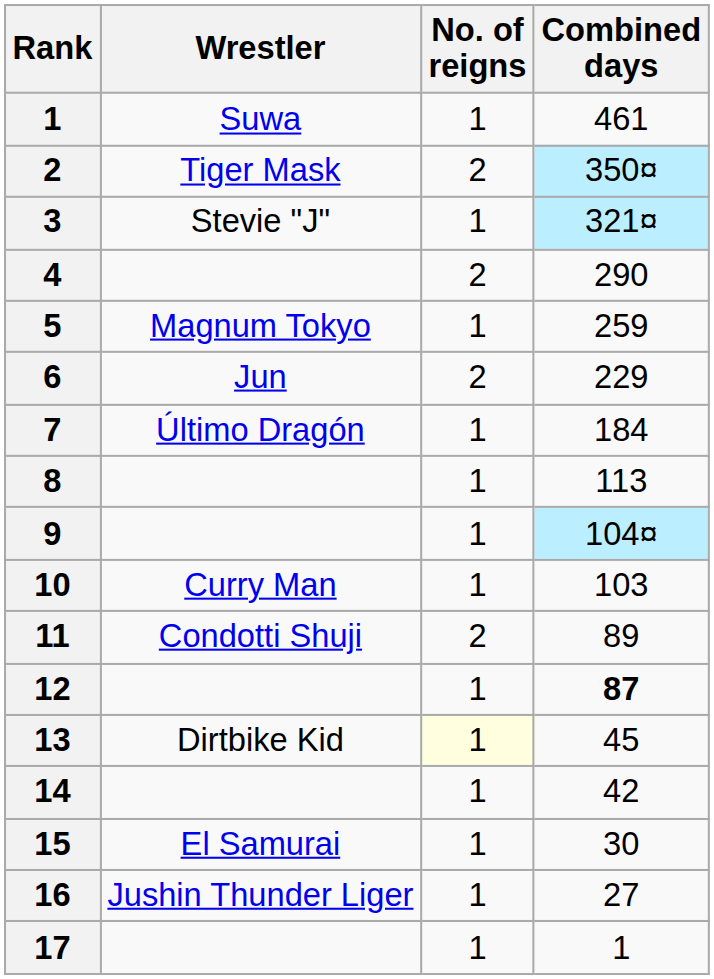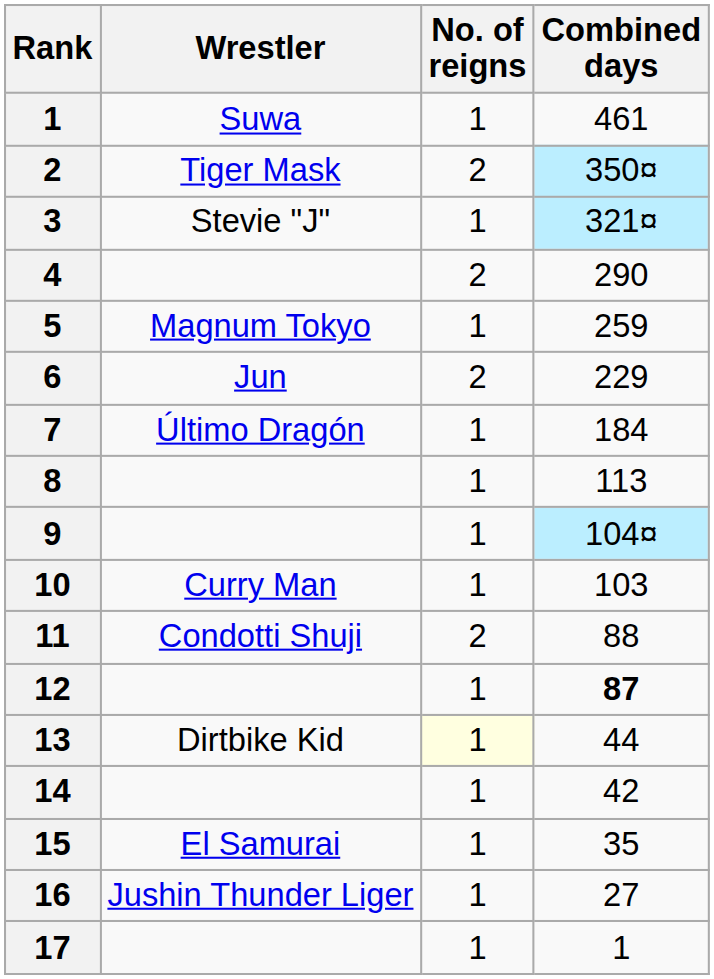(621, 636) 89 -> (621, 636) 88
(621, 740) 45 -> (621, 740) 44
(621, 843) 30 -> (621, 843) 35
